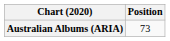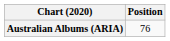(145, 28) 73 -> (145, 28) 76
